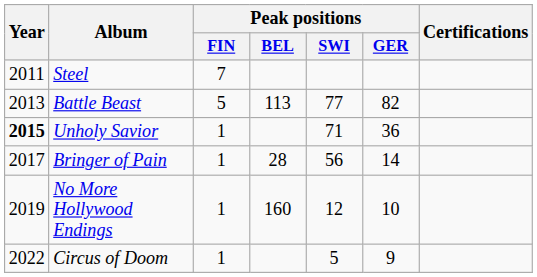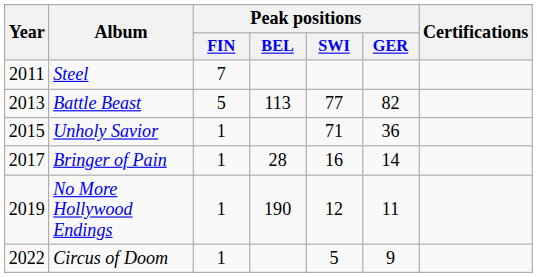(27, 131) bold -> (27, 131) normal
(334, 160) 56 -> (334, 160) 16
(278, 209) 160 -> (278, 209) 190
(390, 209) 10 -> (390, 209) 11
